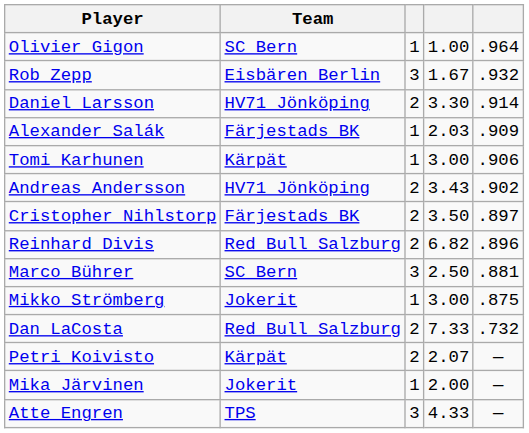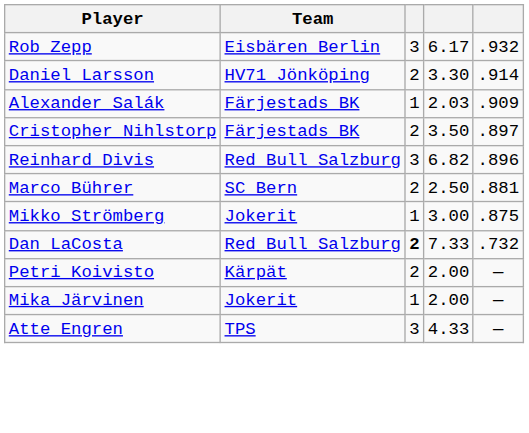- row: (76, 47)
(449, 75) 1.67 -> (449, 47) 6.17
- row: (76, 160)
- row: (97, 188)
(414, 244) 2 -> (414, 160) 3
(414, 272) 3 -> (414, 188) 2
(414, 329) normal -> (414, 244) bold
(449, 357) 2.07 -> (449, 272) 2.00
